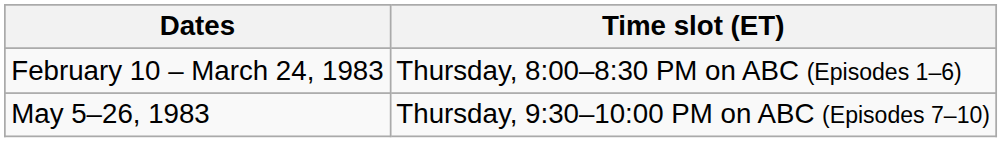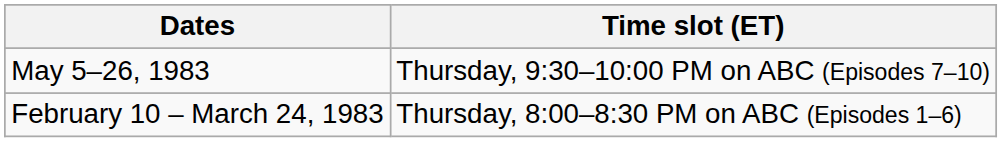rows swapped: (197, 70) <-> (111, 114)
